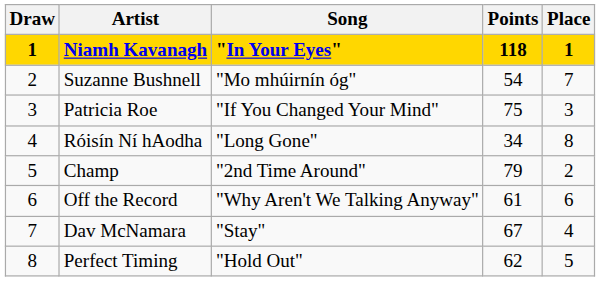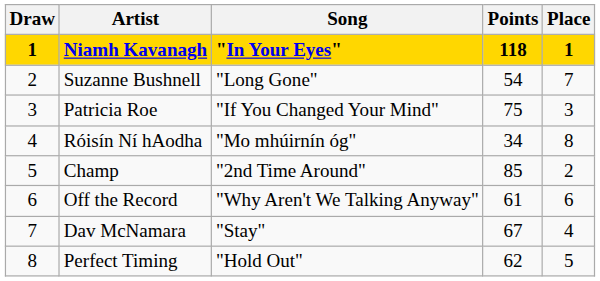(286, 79) "Mo mhúirnín óg" -> (267, 79) "Long Gone"
(267, 140) "Long Gone" -> (286, 140) "Mo mhúirnín óg"
(513, 170) 79 -> (513, 170) 85
